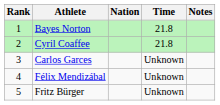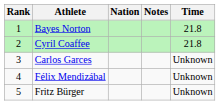columns swapped: (164, 12) <-> (201, 12)
